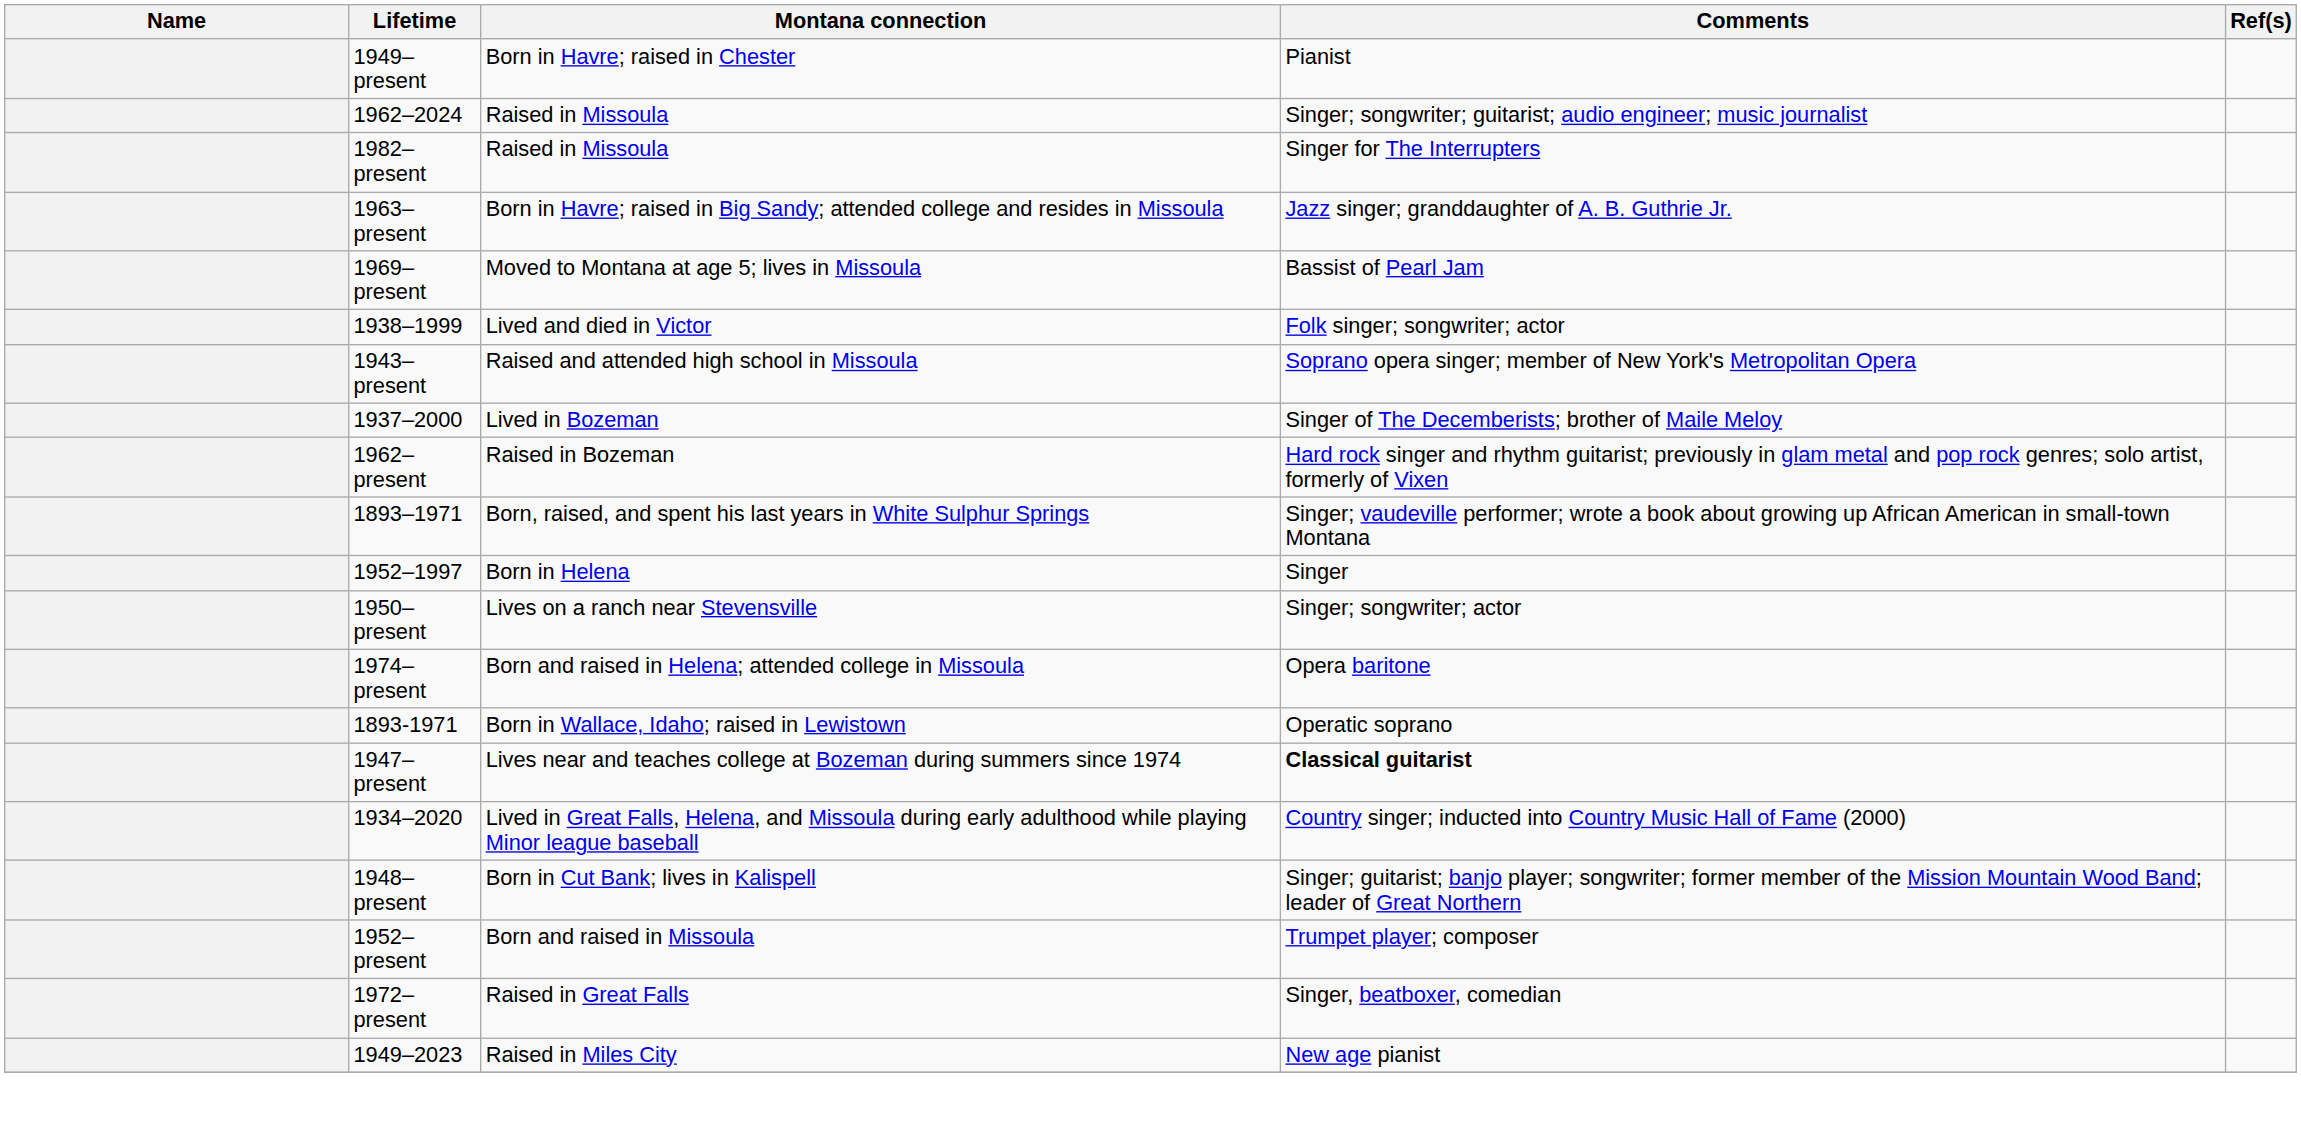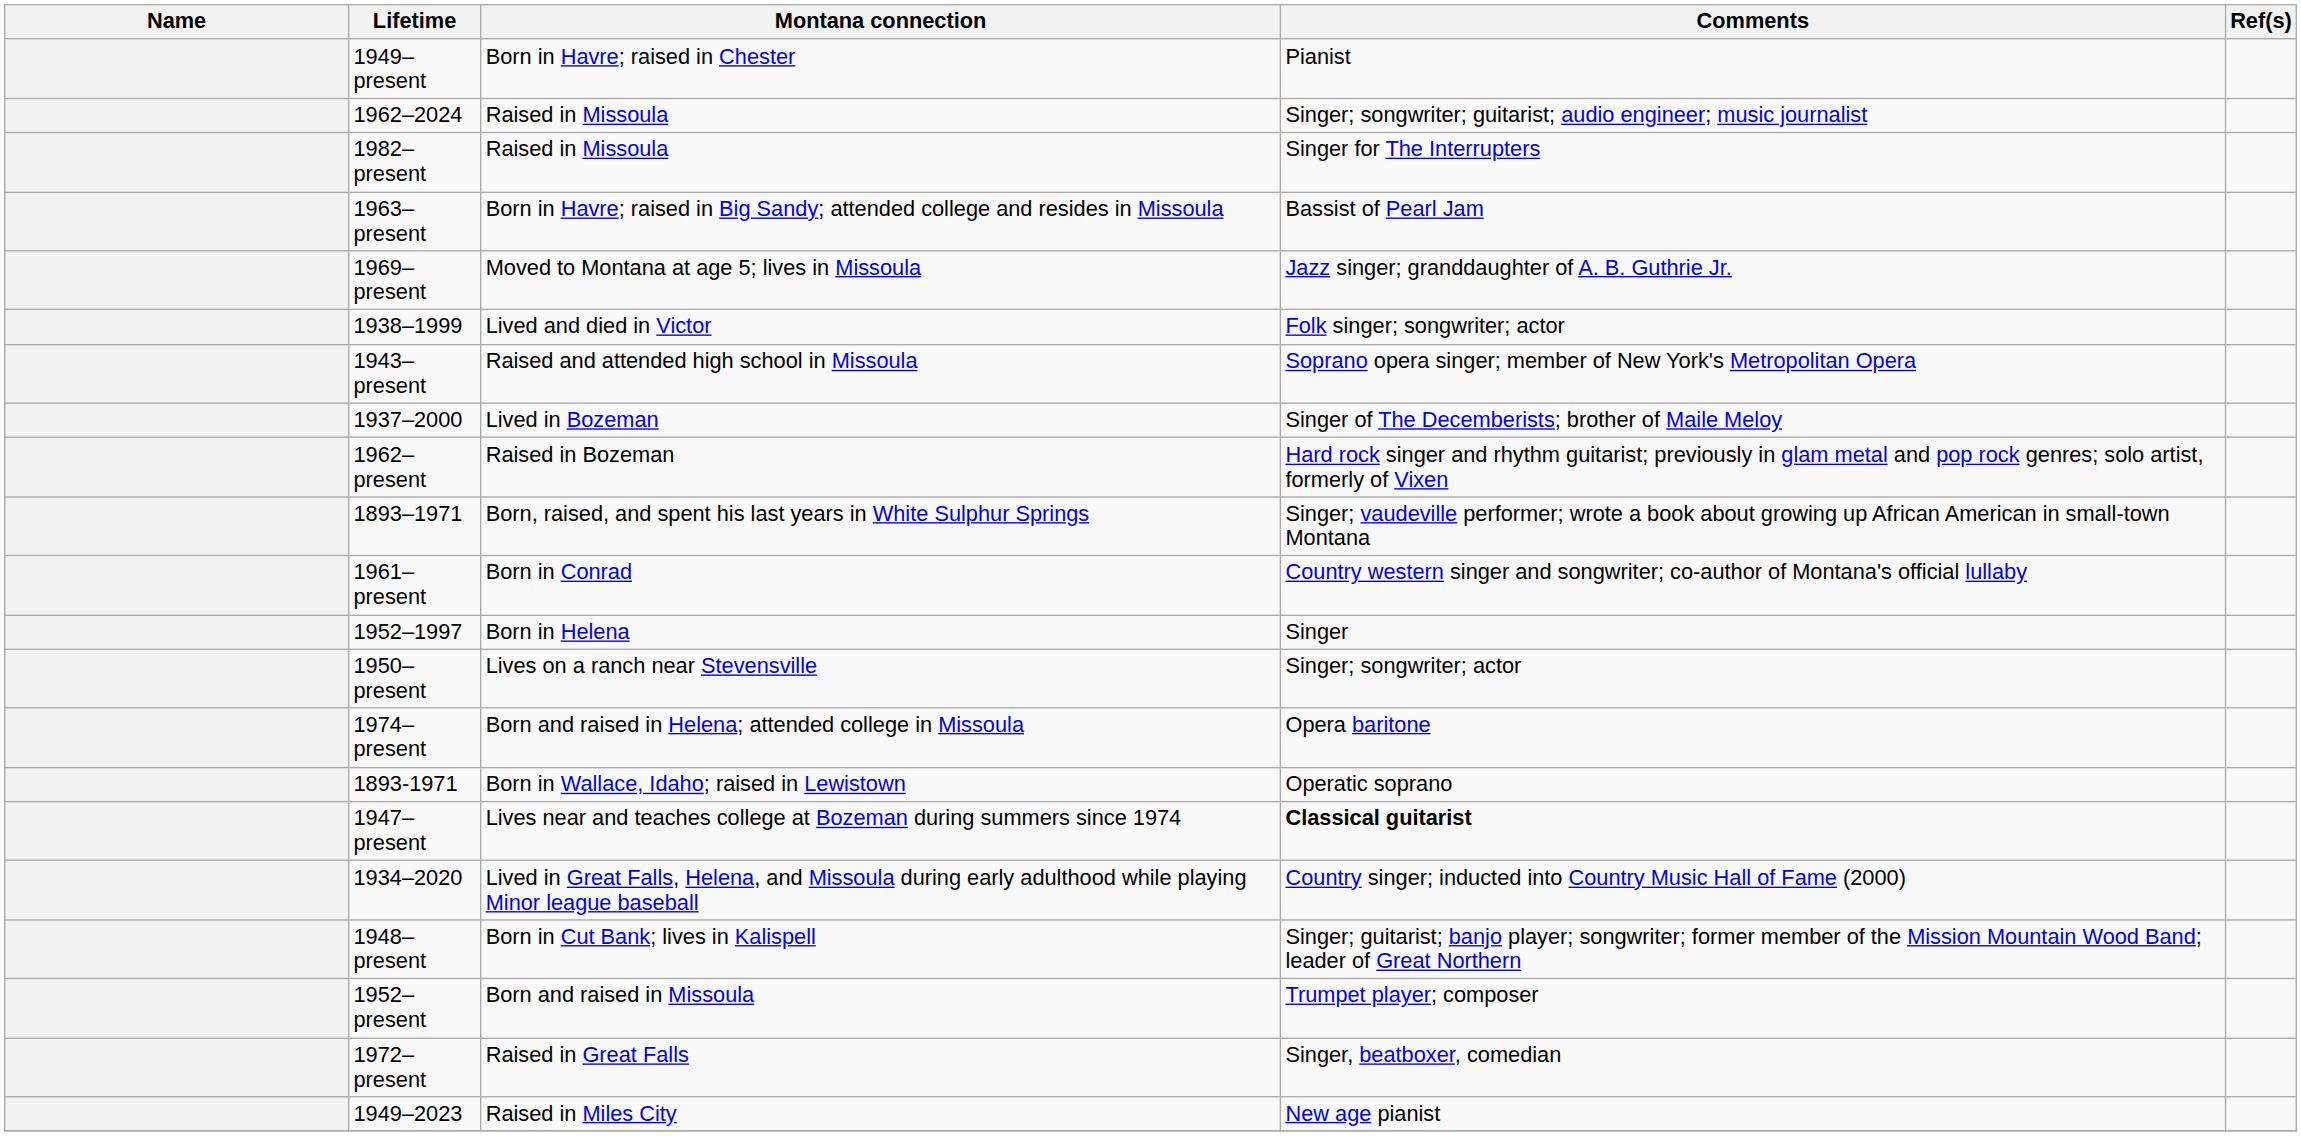(1509, 208) Jazz singer; granddaughter of A. B. Guthrie Jr. -> (1385, 208) Bassist of Pearl Jam
(1385, 267) Bassist of Pearl Jam -> (1509, 267) Jazz singer; granddaughter of A. B. Guthrie Jr.
+ row: (390, 584)
